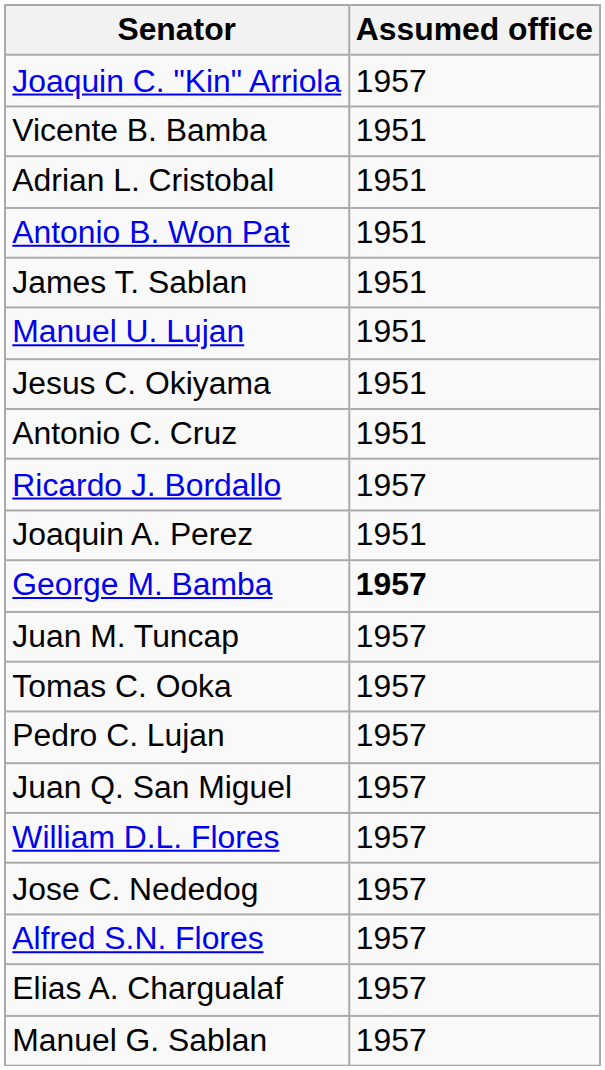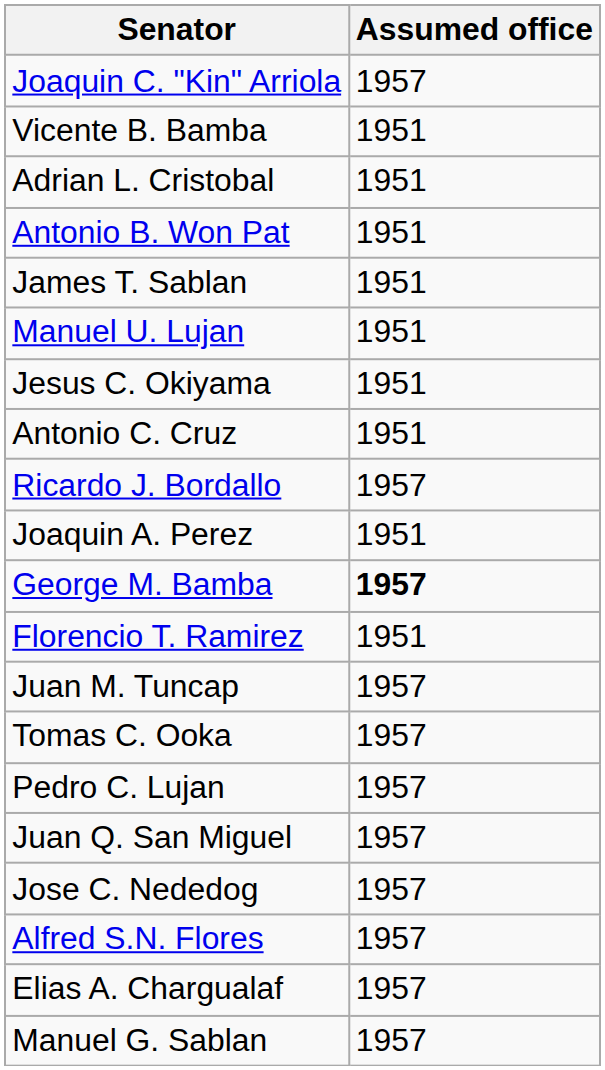+ row: (158, 635)
- row: (146, 837)
